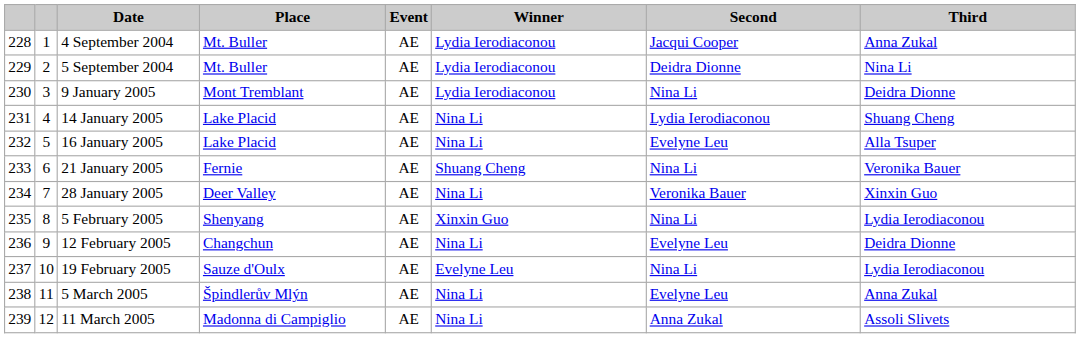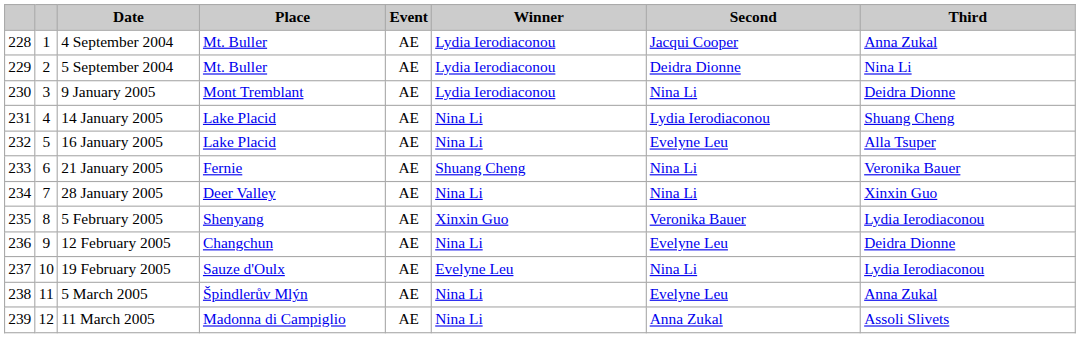(698, 193) Veronika Bauer -> (673, 193) Nina Li
(673, 218) Nina Li -> (698, 218) Veronika Bauer
